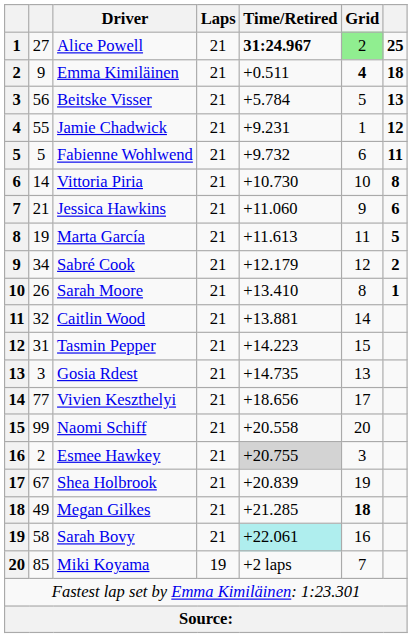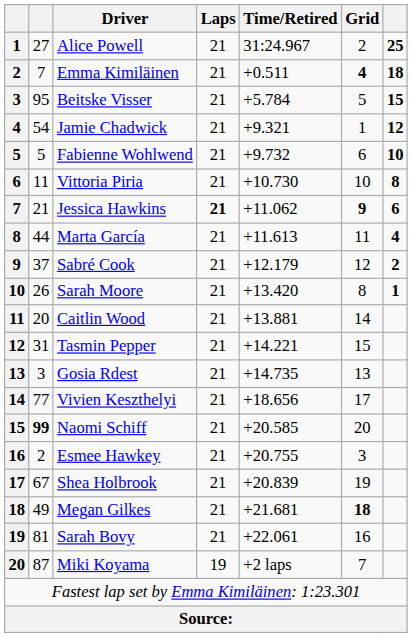(277, 45) bold -> (277, 45) normal
(362, 45) lightgreen background -> (362, 45) no background
(41, 73) 9 -> (41, 73) 7
(41, 100) 56 -> (41, 100) 95
(395, 100) 13 -> (395, 100) 15
(41, 127) 55 -> (41, 127) 54
(267, 127) +9.231 -> (267, 127) +9.321
(395, 155) 11 -> (395, 155) 10
(41, 182) 14 -> (41, 182) 11
(218, 209) normal -> (218, 209) bold
(270, 209) +11.060 -> (270, 209) +11.062
(362, 209) normal -> (362, 209) bold
(41, 237) 19 -> (41, 237) 44
(395, 237) 5 -> (395, 237) 4
(41, 264) 34 -> (41, 264) 37
(271, 291) +13.410 -> (271, 291) +13.420
(41, 318) 32 -> (41, 318) 20
(271, 346) +14.223 -> (271, 346) +14.221
(41, 428) normal -> (41, 428) bold
(271, 428) +20.558 -> (271, 428) +20.585
(271, 455) lightgrey background -> (271, 455) no background
(271, 510) +21.285 -> (271, 510) +21.681
(41, 537) 58 -> (41, 537) 81
(271, 537) paleturquoise background -> (271, 537) no background
(41, 564) 85 -> (41, 564) 87
